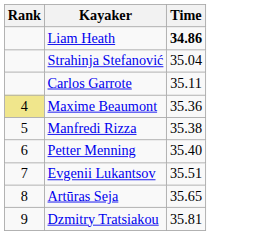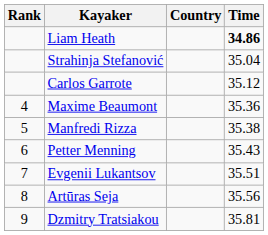+ column: (196, 15)
(186, 83) 35.11 -> (244, 83) 35.12
(24, 106) khaki background -> (24, 106) no background
(186, 151) 35.40 -> (244, 151) 35.43
(186, 196) 35.65 -> (244, 196) 35.56
